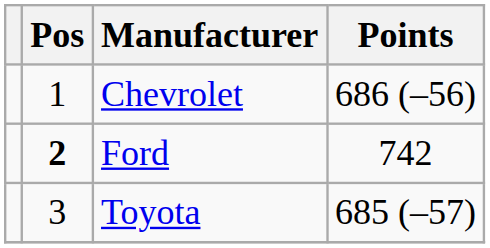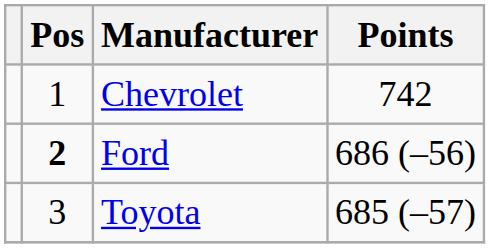(406, 93) 686 (–56) -> (405, 93) 742
(405, 153) 742 -> (406, 153) 686 (–56)
